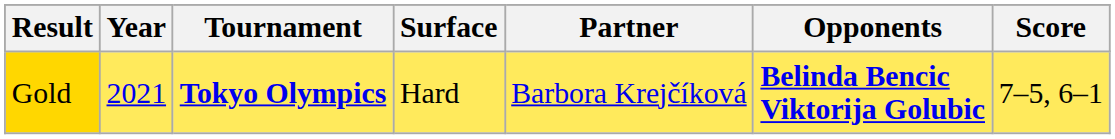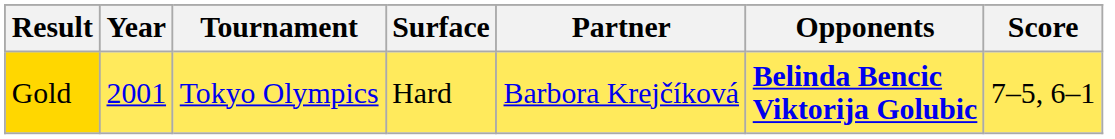(136, 92) 2021 -> (136, 92) 2001
(283, 92) bold -> (279, 92) normal
